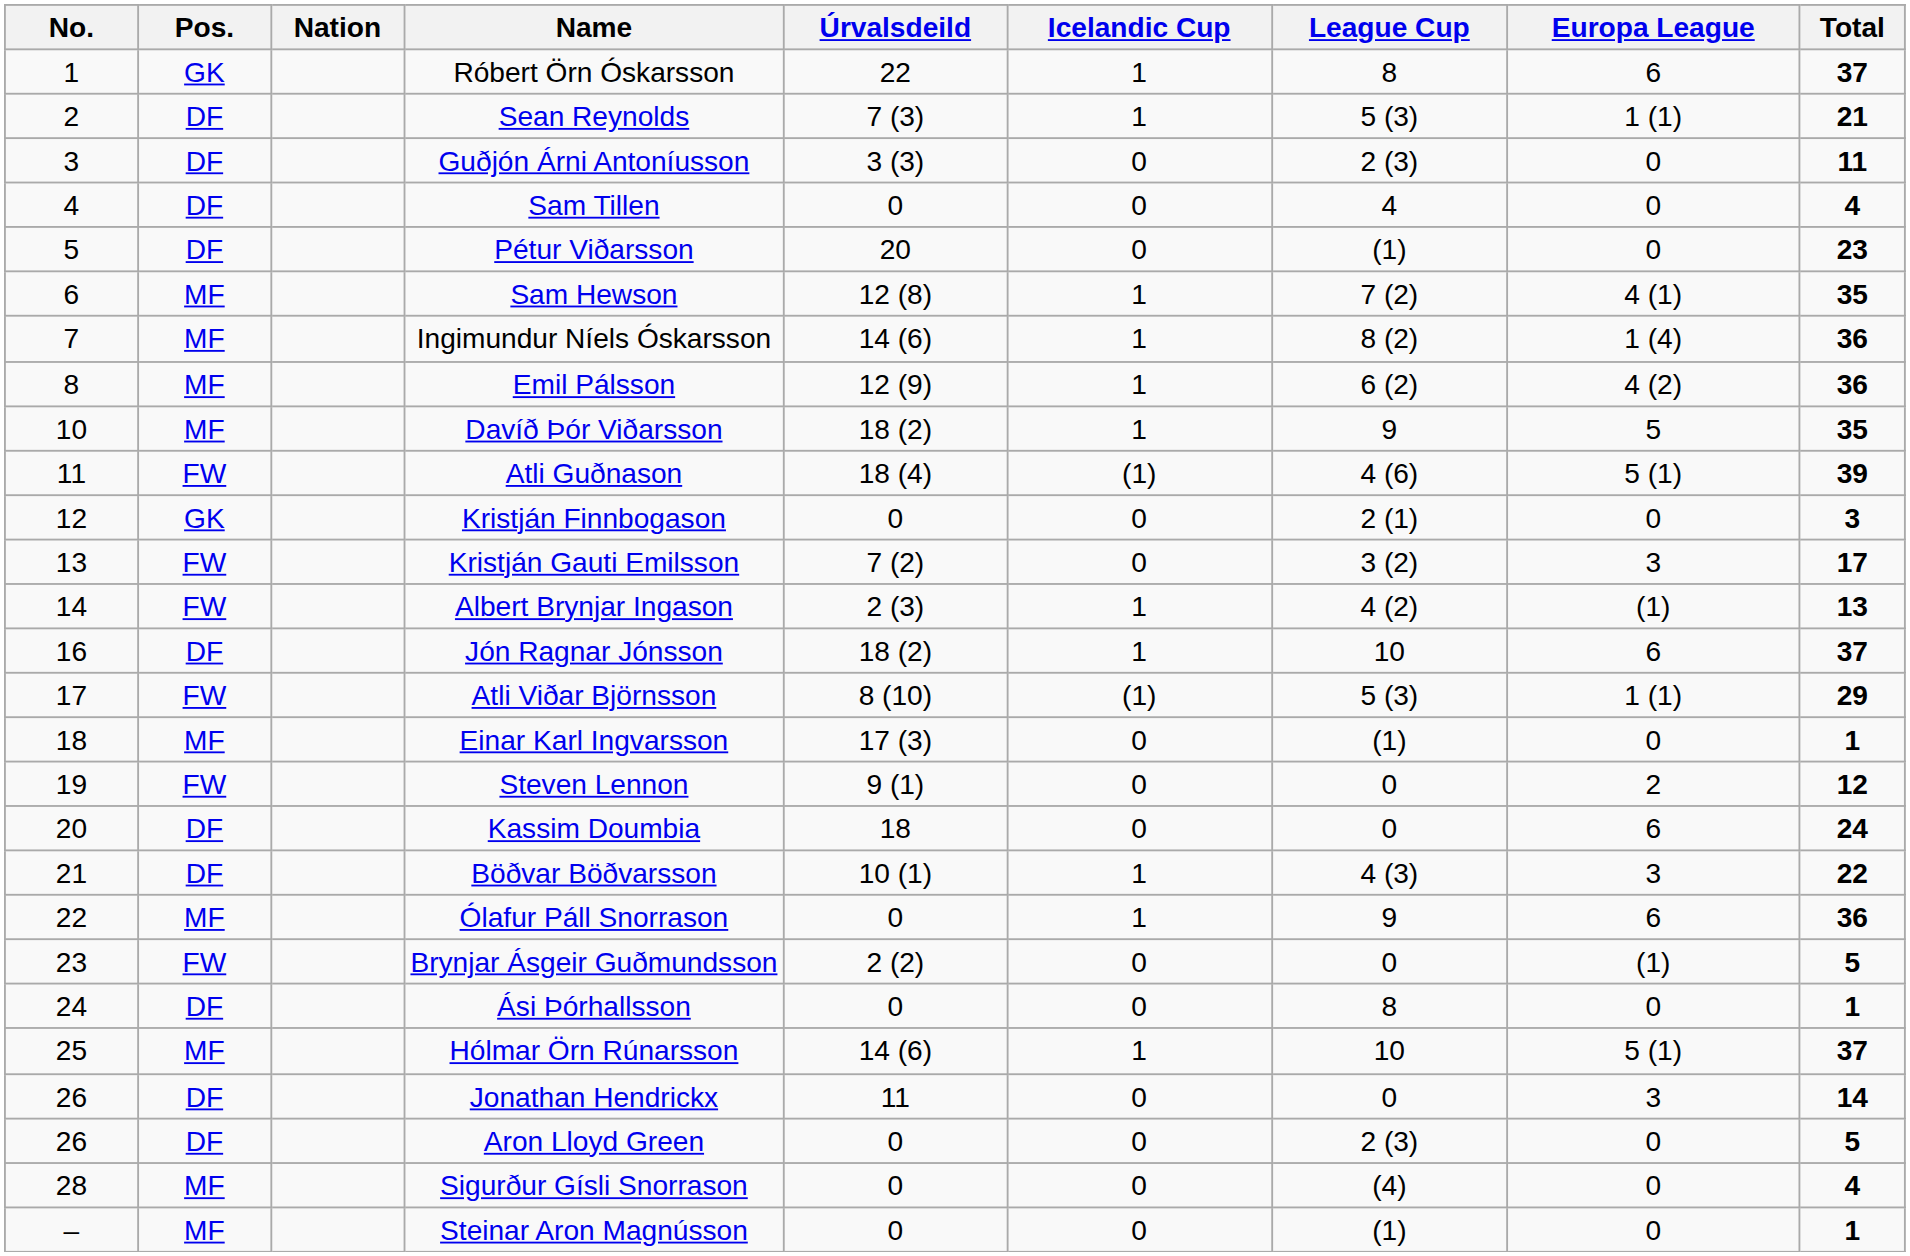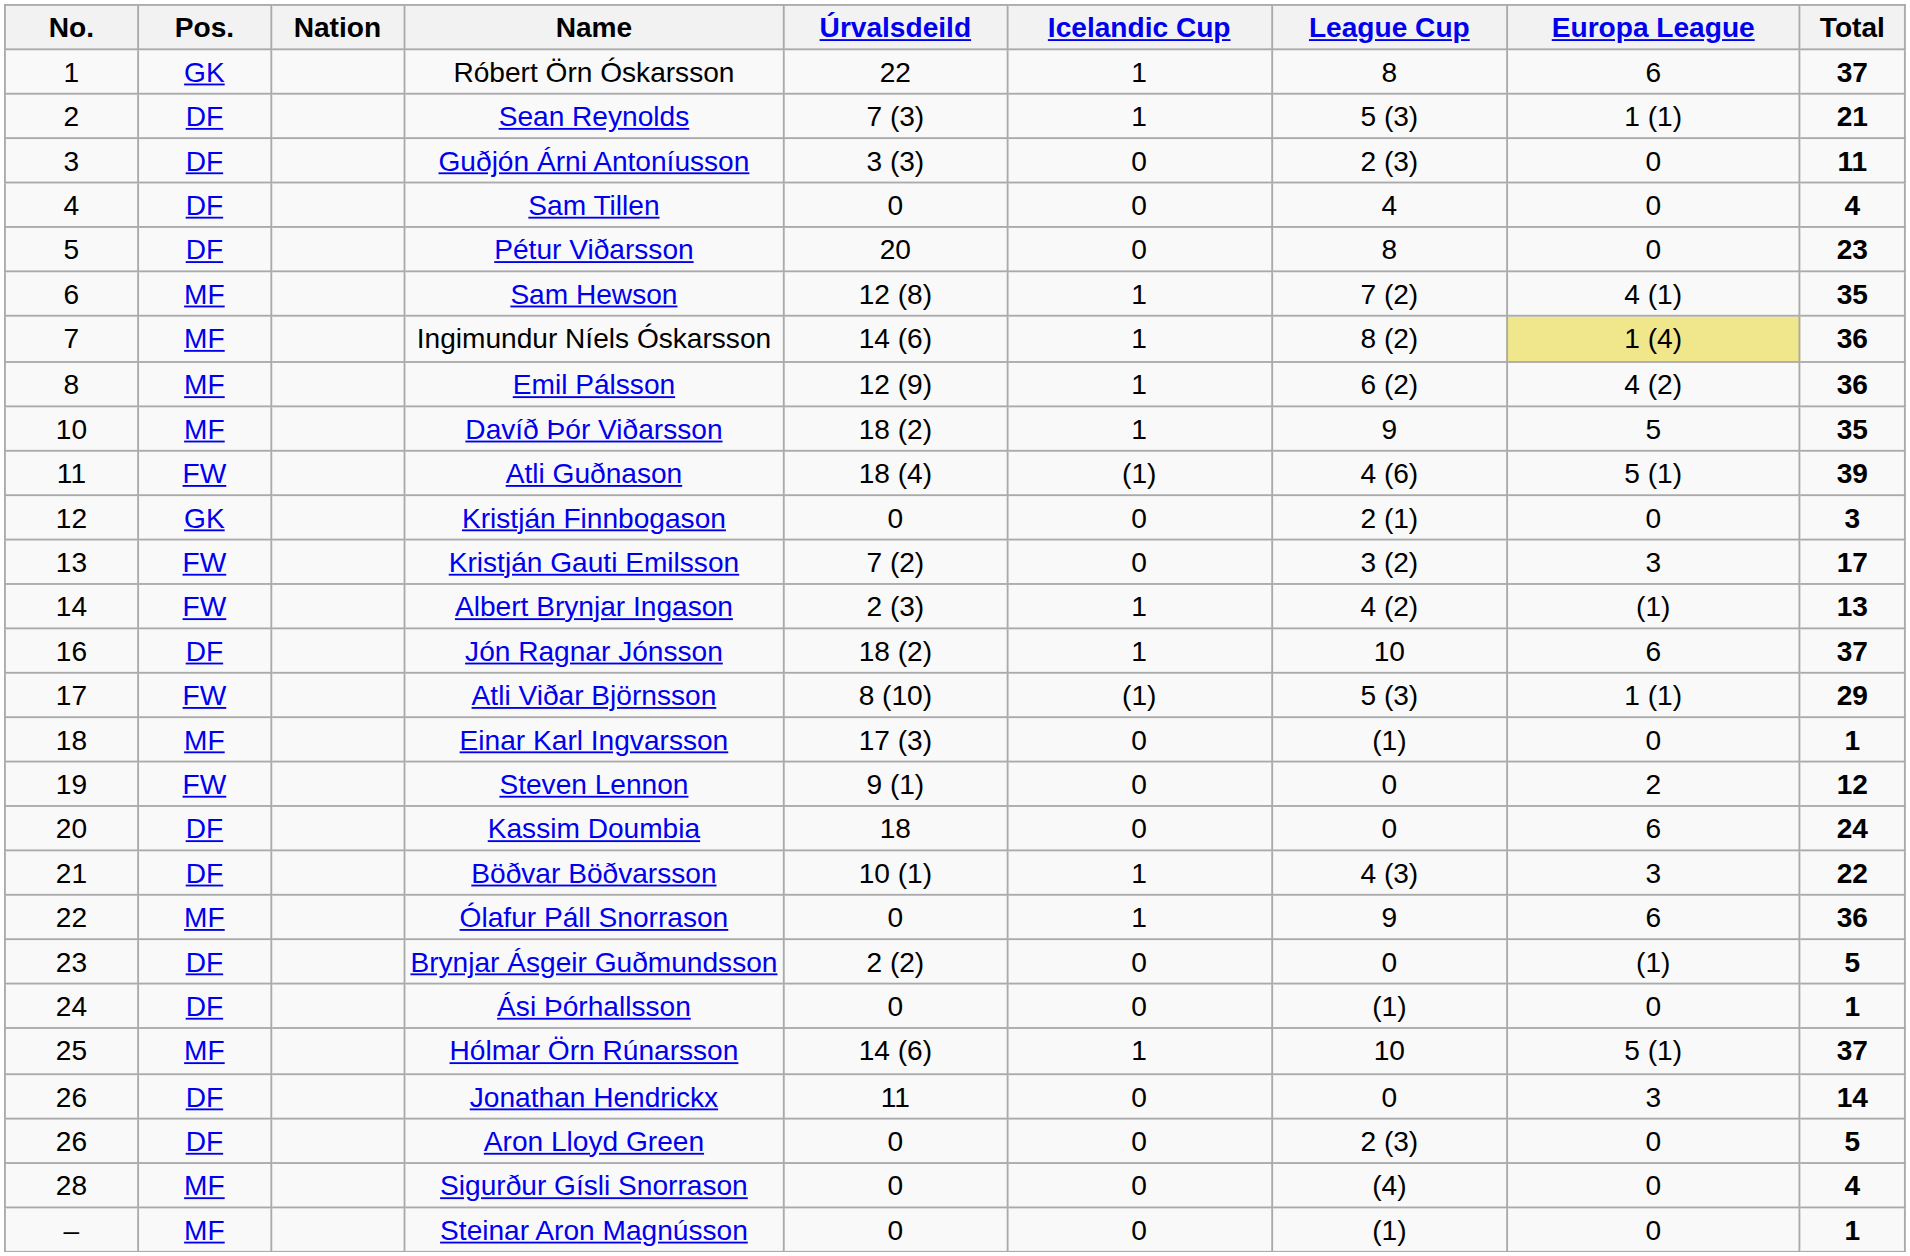(1389, 250) (1) -> (1389, 250) 8
(1653, 339) no background -> (1653, 339) khaki background
(204, 962) FW -> (204, 962) DF
(1389, 1007) 8 -> (1389, 1007) (1)
